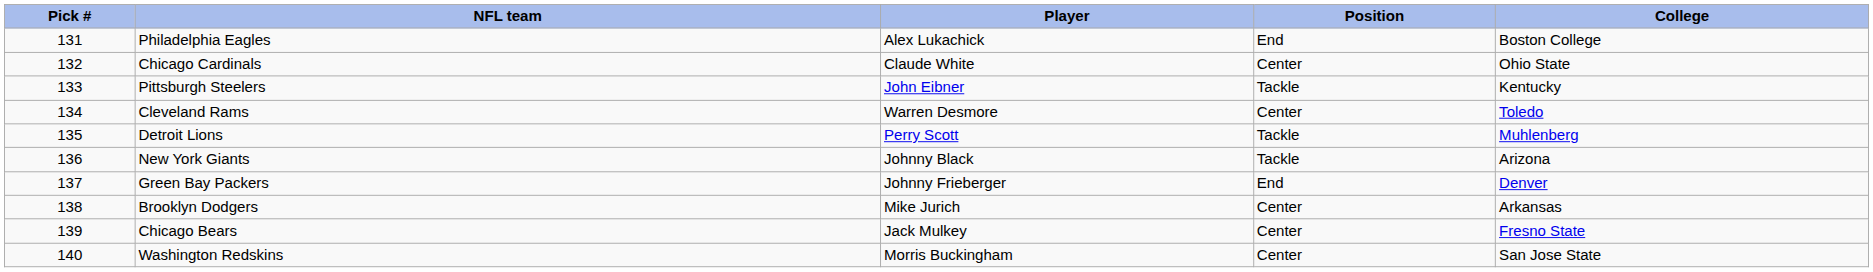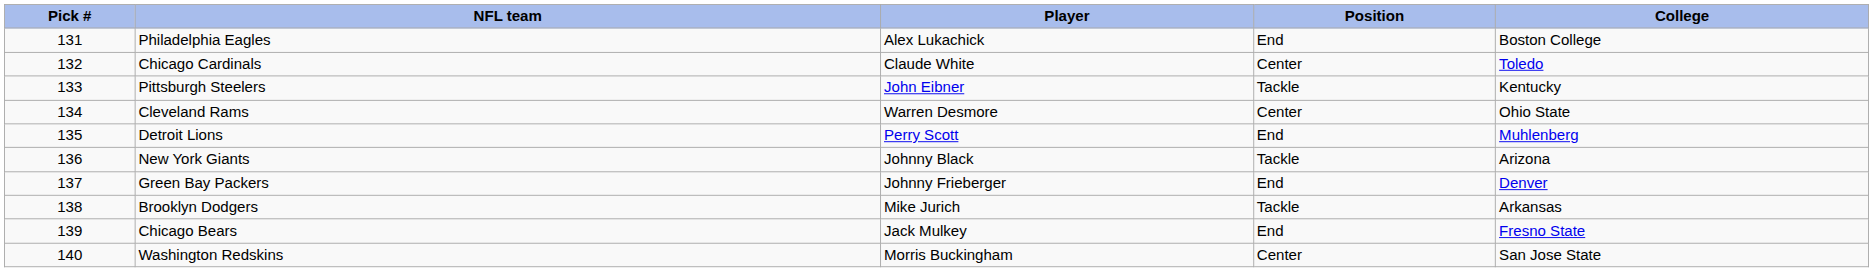(1535, 64) Ohio State -> (1521, 64) Toledo
(1521, 111) Toledo -> (1535, 111) Ohio State
(1278, 135) Tackle -> (1270, 135) End
(1279, 207) Center -> (1278, 207) Tackle
(1279, 231) Center -> (1270, 231) End
